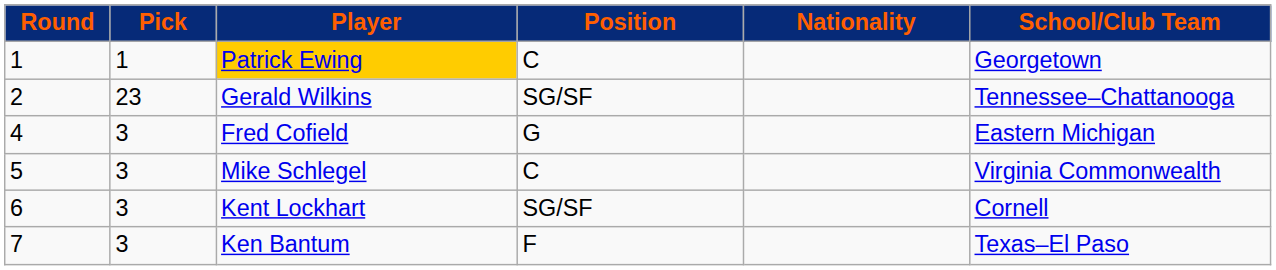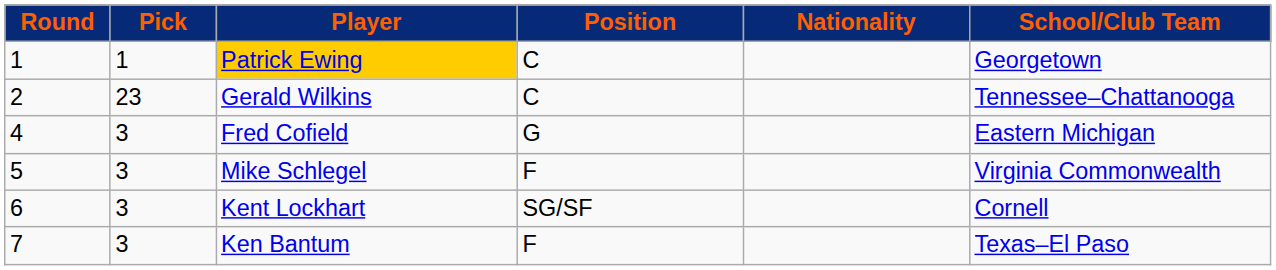(558, 97) SG/SF -> (531, 97) C
(531, 171) C -> (530, 171) F
